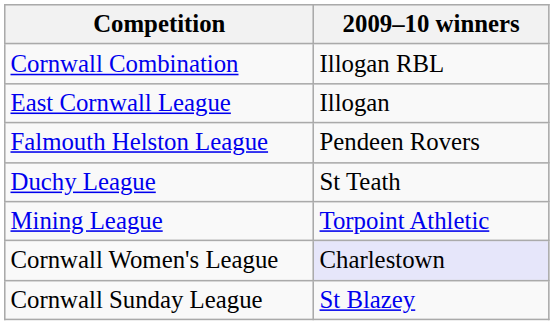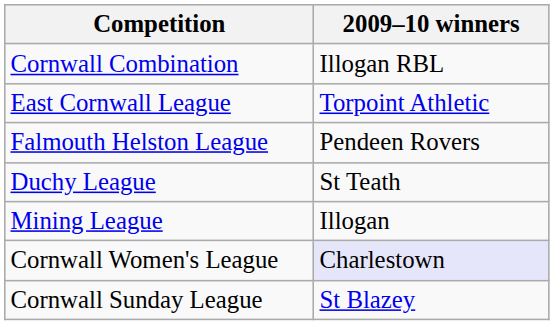(355, 102) Illogan -> (404, 102) Torpoint Athletic
(404, 220) Torpoint Athletic -> (355, 220) Illogan
